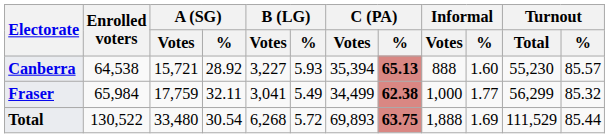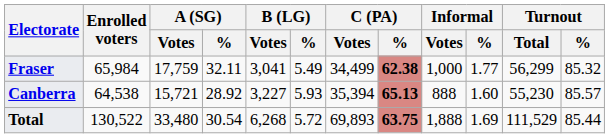rows swapped: (42, 68) <-> (31, 94)
